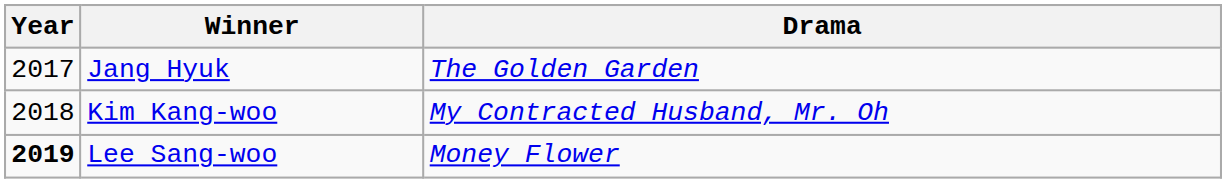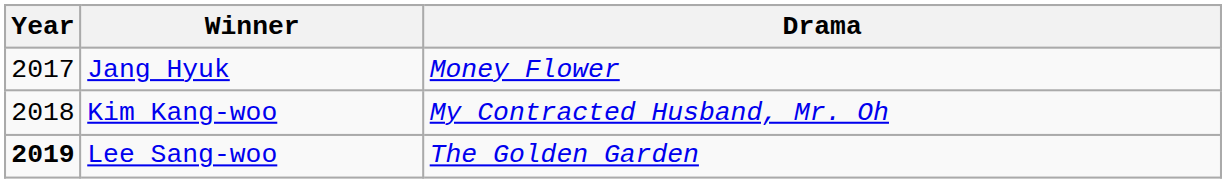(564, 70) The Golden Garden -> (525, 70) Money Flower
(525, 156) Money Flower -> (564, 156) The Golden Garden
